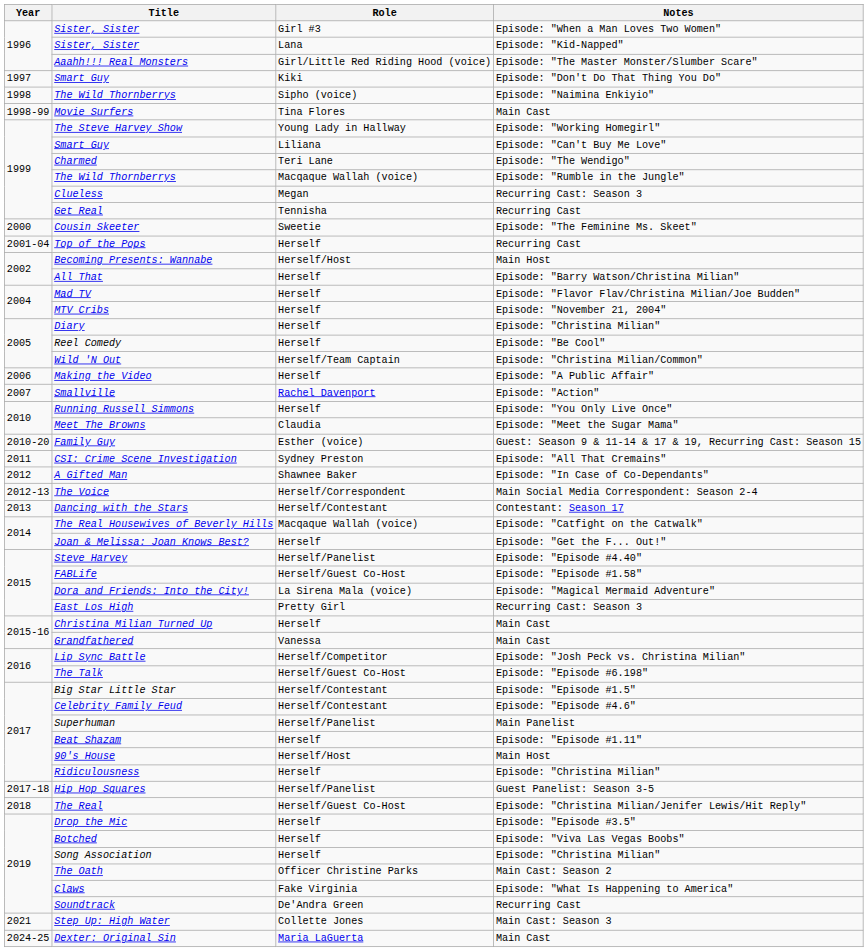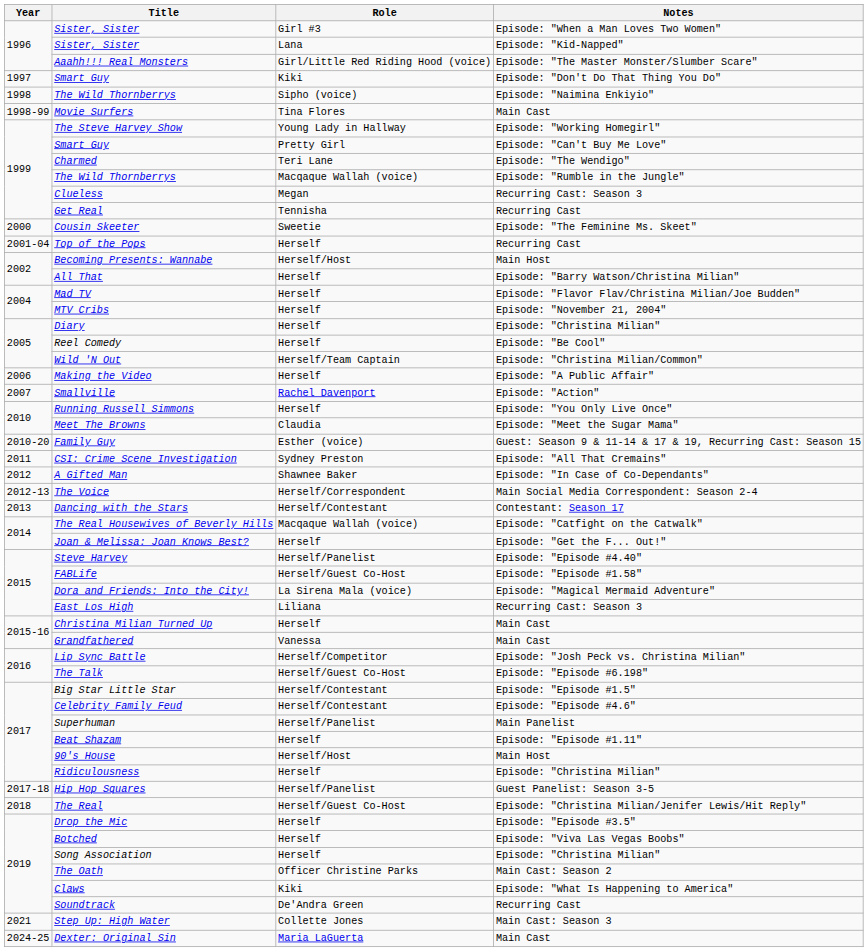(299, 145) Liliana -> (312, 145) Pretty Girl
(312, 608) Pretty Girl -> (299, 608) Liliana
(318, 889) Fake Virginia -> (290, 889) Kiki
